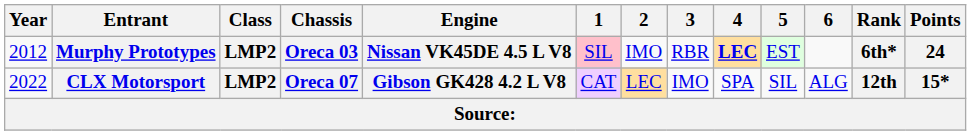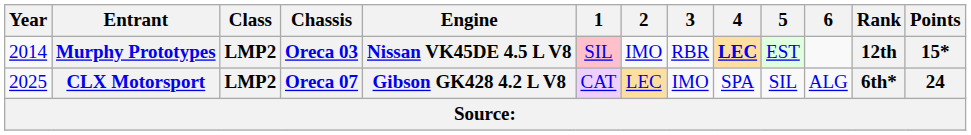(28, 51) 2012 -> (28, 51) 2014
(879, 51) 6th* -> (879, 51) 12th
(935, 51) 24 -> (935, 51) 15*
(28, 83) 2022 -> (28, 83) 2025
(879, 83) 12th -> (879, 83) 6th*
(935, 83) 15* -> (935, 83) 24
